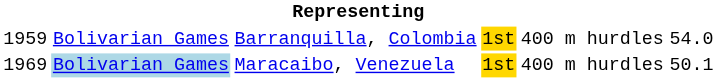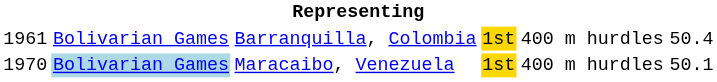(25, 39) 1959 -> (25, 39) 1961
(692, 39) 54.0 -> (692, 39) 50.4
(25, 65) 1969 -> (25, 65) 1970
